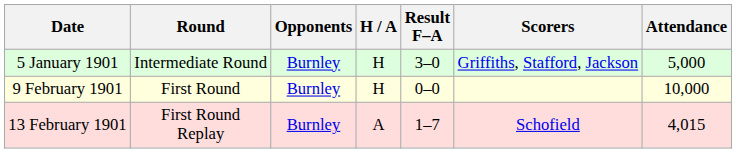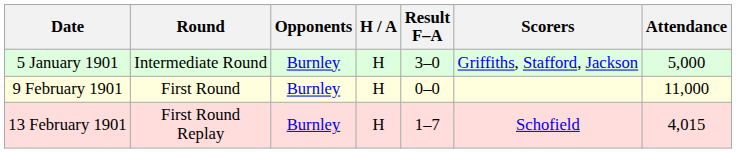(687, 89) 10,000 -> (687, 89) 11,000
(378, 124) A -> (378, 124) H
